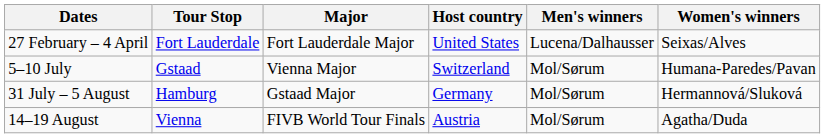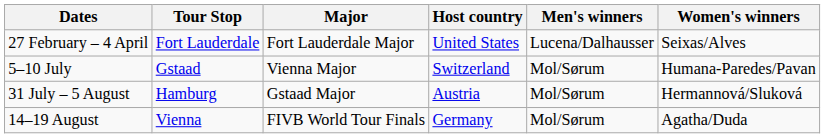(462, 94) Germany -> (456, 94) Austria
(456, 119) Austria -> (462, 119) Germany
